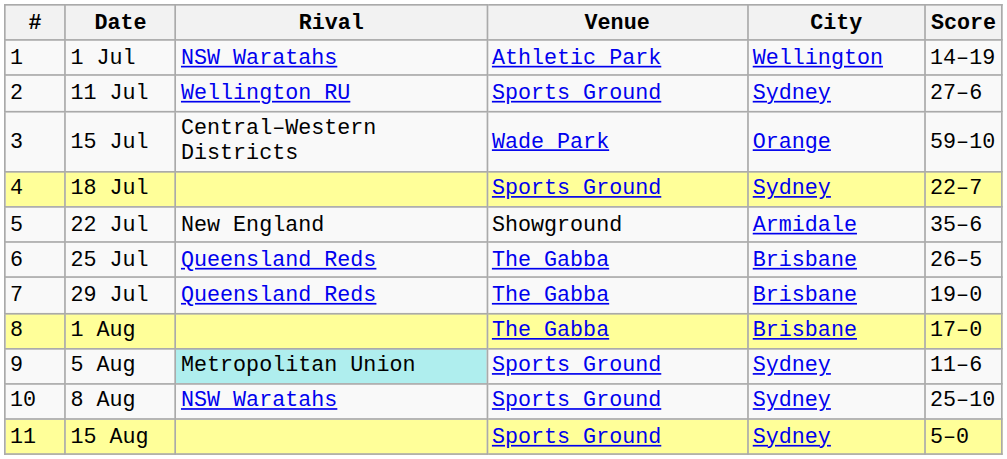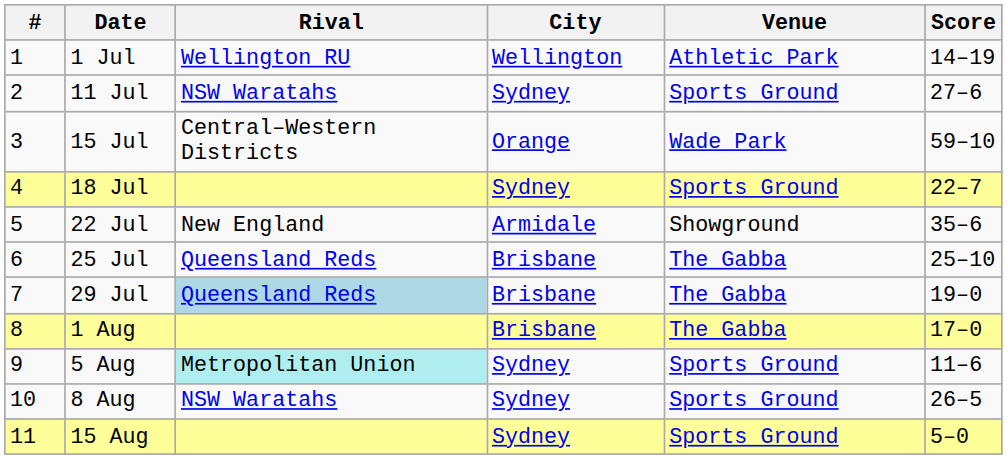columns swapped: (836, 23) <-> (617, 23)
(259, 58) NSW Waratahs -> (266, 58) Wellington RU
(266, 93) Wellington RU -> (259, 93) NSW Waratahs
(956, 260) 26–5 -> (963, 260) 25–10
(279, 295) no background -> (279, 295) lightblue background
(963, 401) 25–10 -> (956, 401) 26–5
